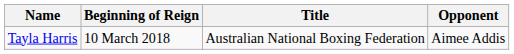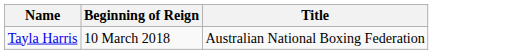- column: (468, 15)
